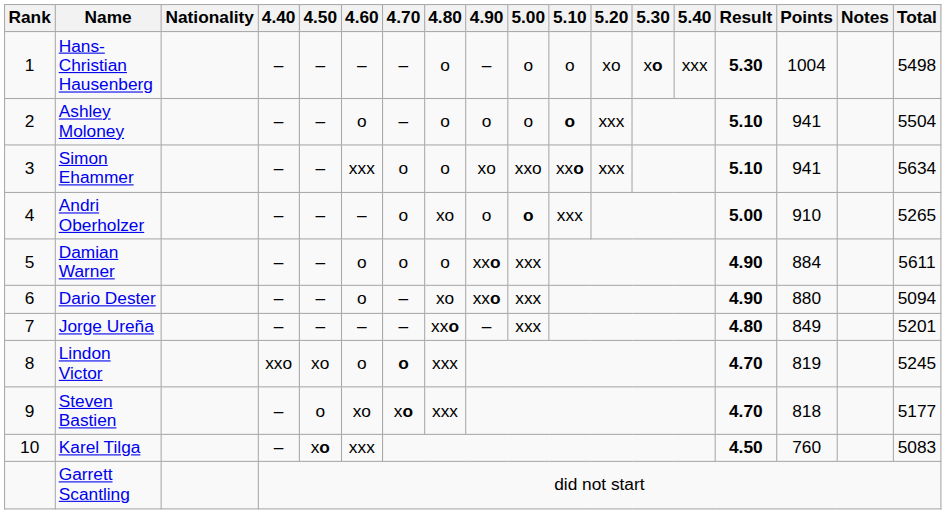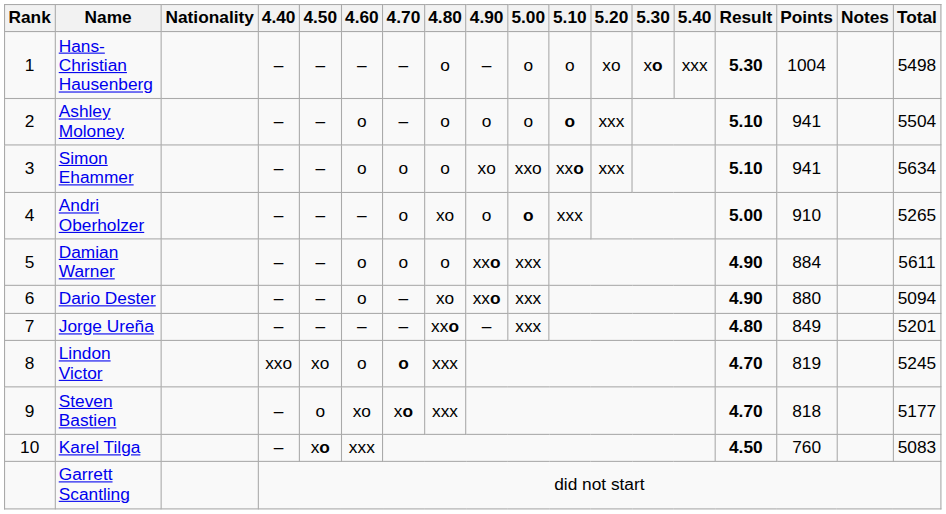(362, 168) xxx -> (362, 168) o
